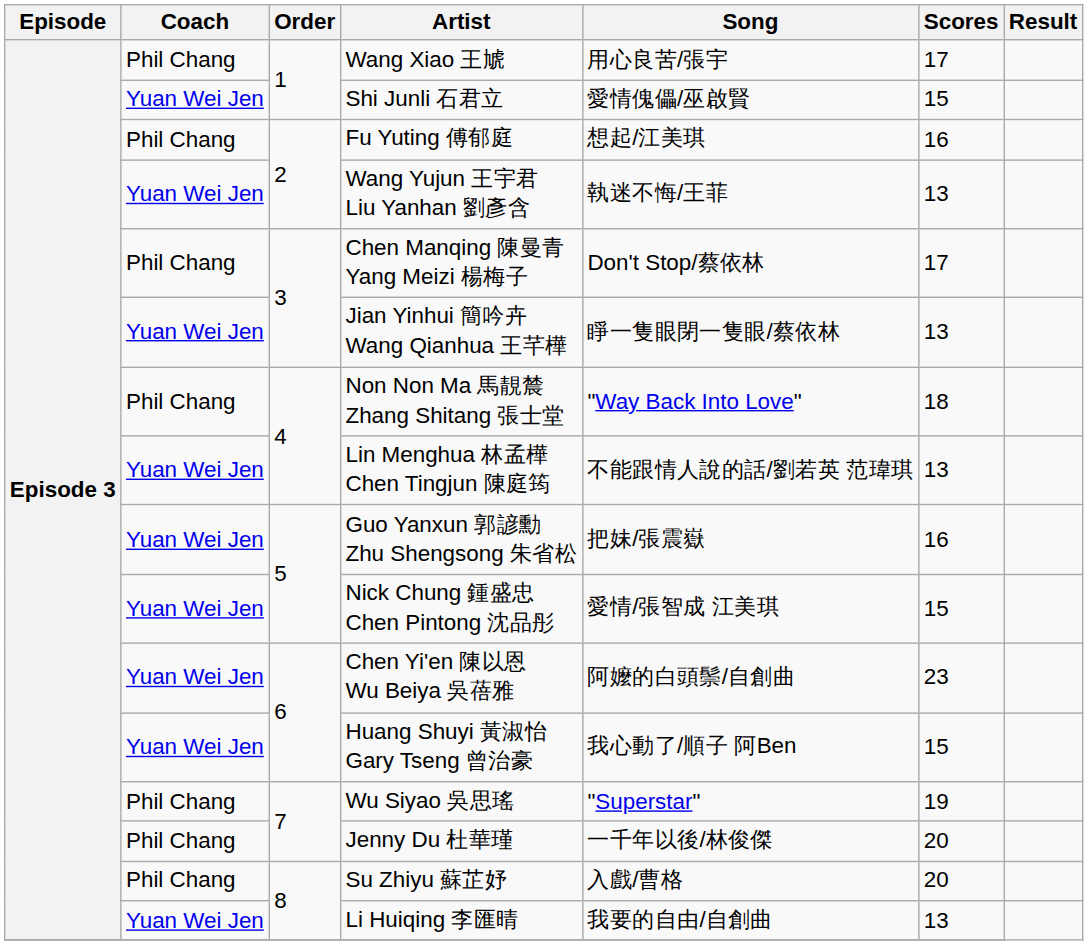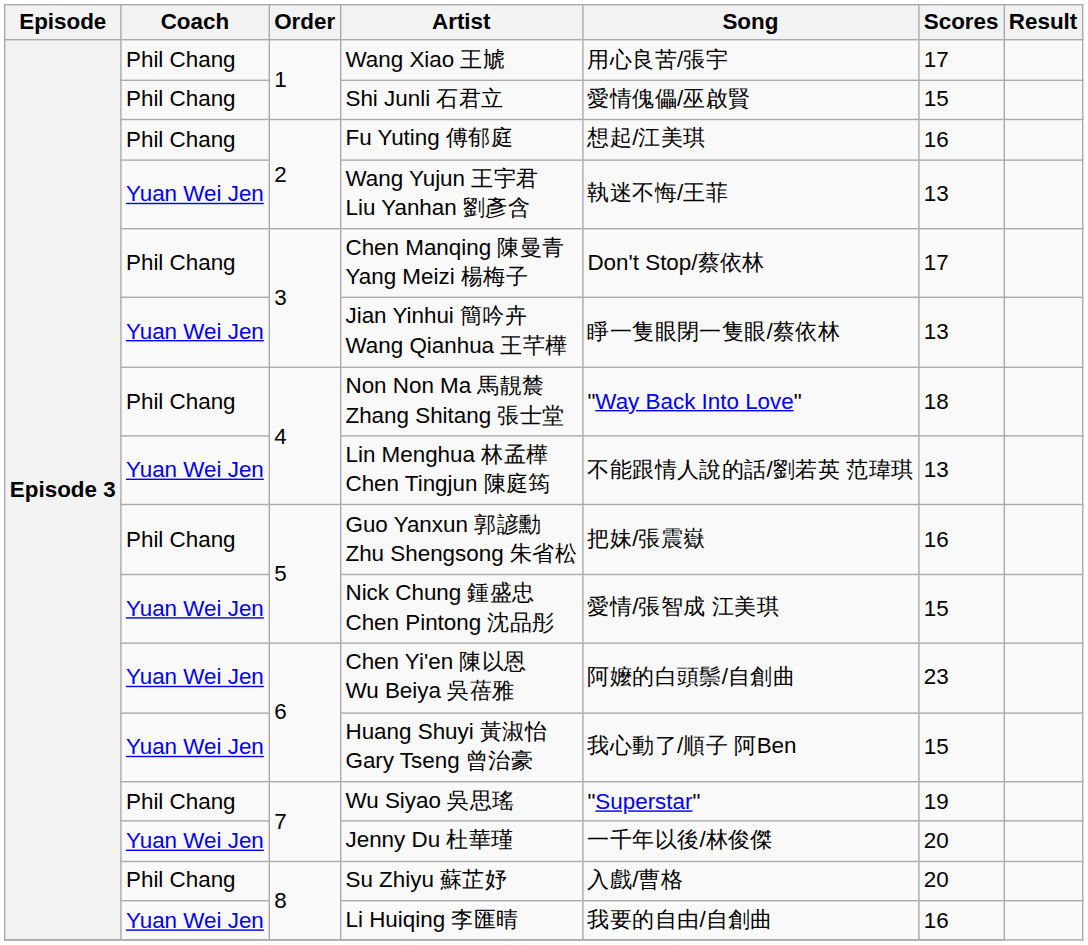(195, 99) Yuan Wei Jen -> (181, 99) Phil Chang
(195, 539) Yuan Wei Jen -> (181, 539) Phil Chang
(181, 840) Phil Chang -> (195, 840) Yuan Wei Jen
(936, 920) 13 -> (936, 920) 16
